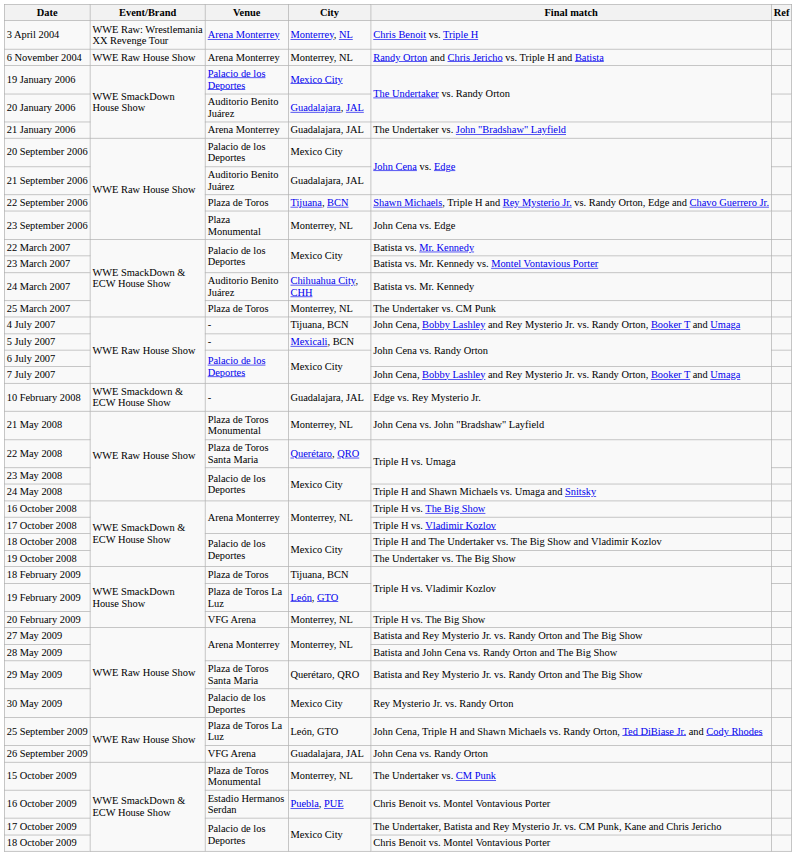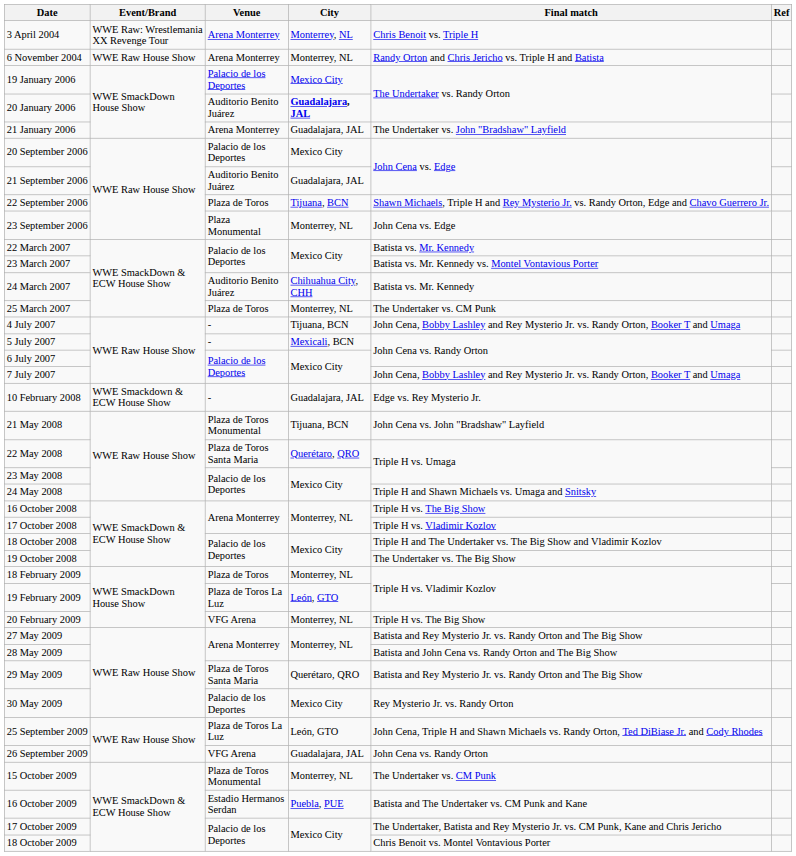(327, 107) normal -> (320, 107) bold
(322, 425) Monterrey, NL -> (319, 425) Tijuana, BCN
(319, 575) Tijuana, BCN -> (322, 575) Monterrey, NL
(462, 804) Chris Benoit vs. Montel Vontavious Porter -> (480, 804) Batista and The Undertaker vs. CM Punk and Kane
